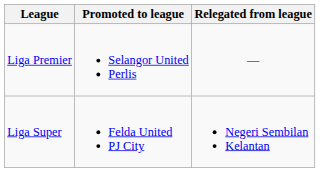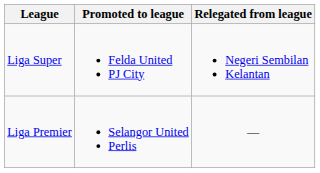rows swapped: (34, 131) <-> (40, 59)
